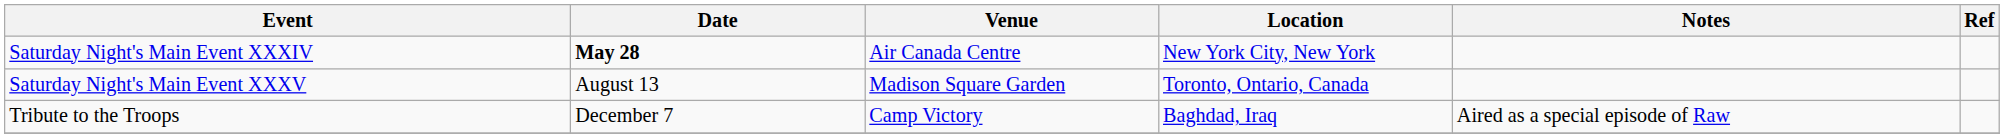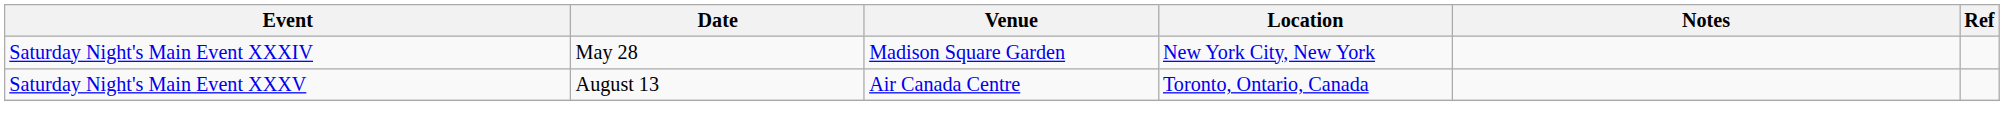(607, 52) bold -> (607, 52) normal
(945, 52) Air Canada Centre -> (967, 52) Madison Square Garden
(967, 84) Madison Square Garden -> (945, 84) Air Canada Centre
- row: (94, 116)
